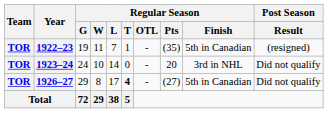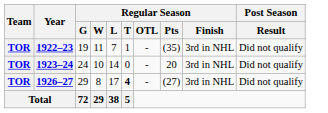(218, 47) 5th in Canadian -> (210, 47) 3rd in NHL
(288, 47) (resigned) -> (271, 47) Did not qualify
(218, 82) 5th in Canadian -> (210, 82) 3rd in NHL
